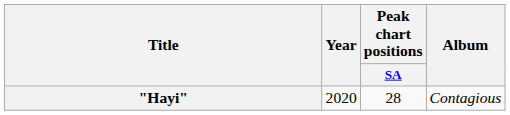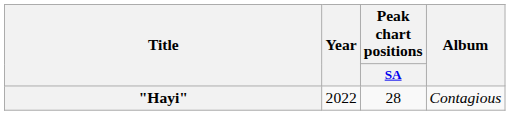(341, 98) 2020 -> (341, 98) 2022
